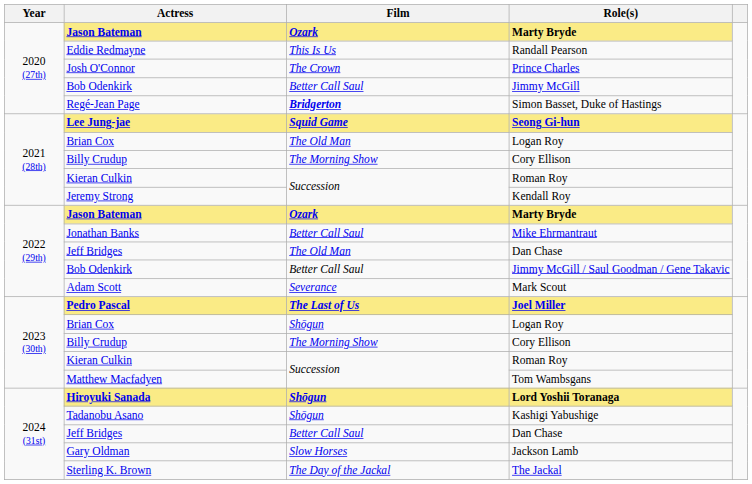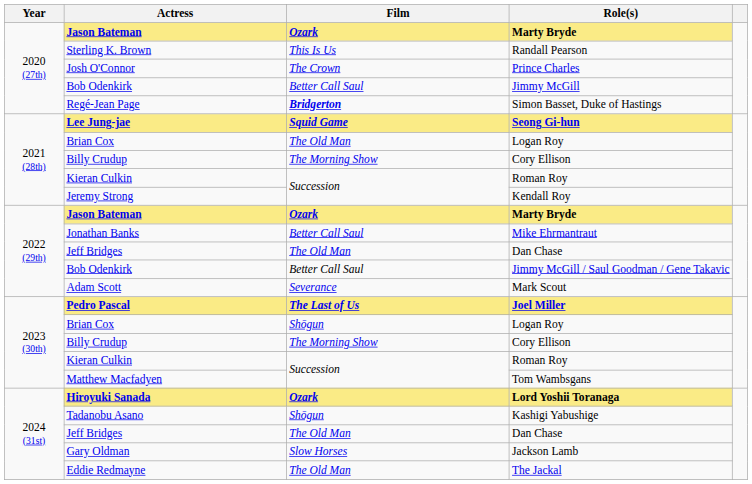(106, 50) Eddie Redmayne -> (109, 50) Sterling K. Brown
(308, 397) Shōgun -> (304, 397) Ozark
(326, 433) Better Call Saul -> (320, 433) The Old Man
(109, 470) Sterling K. Brown -> (106, 470) Eddie Redmayne
(340, 470) The Day of the Jackal -> (320, 470) The Old Man
